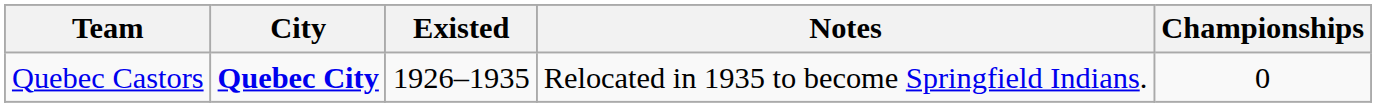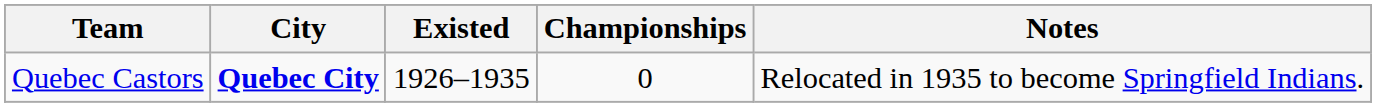columns swapped: (1263, 28) <-> (845, 28)
